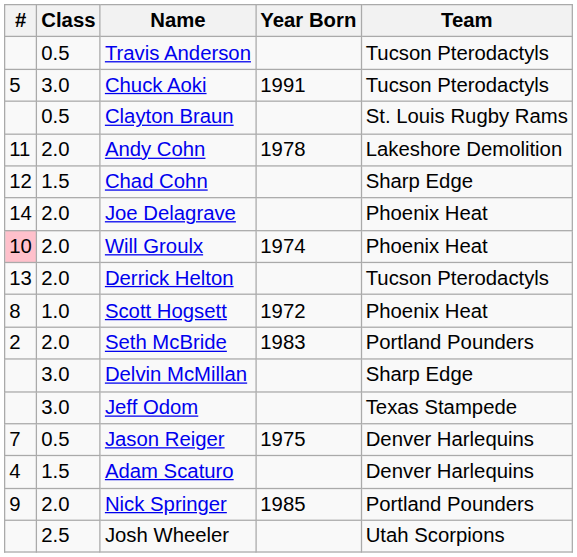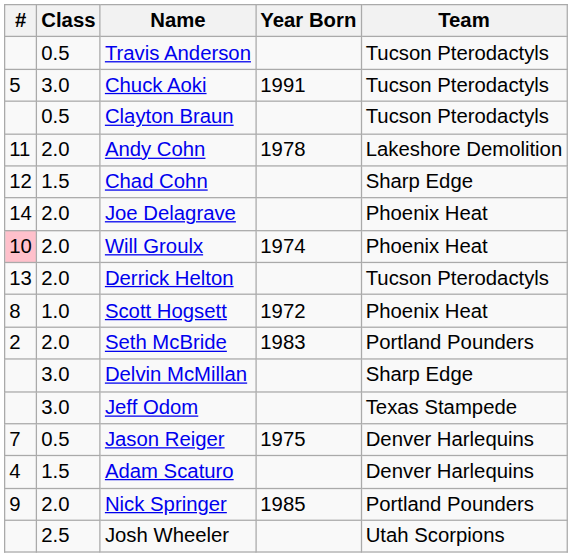(467, 117) St. Louis Rugby Rams -> (457, 117) Tucson Pterodactyls
